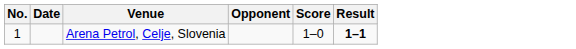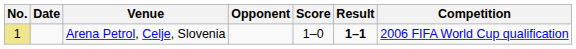+ column: (474, 14)
(17, 34) no background -> (17, 34) khaki background
